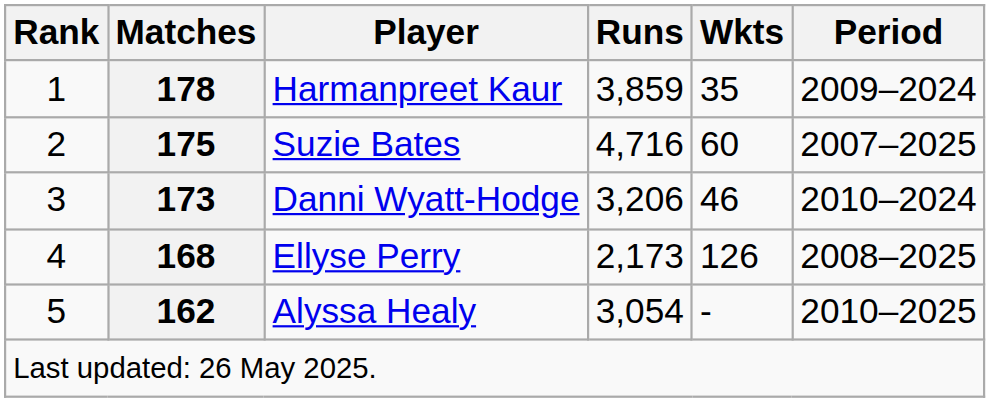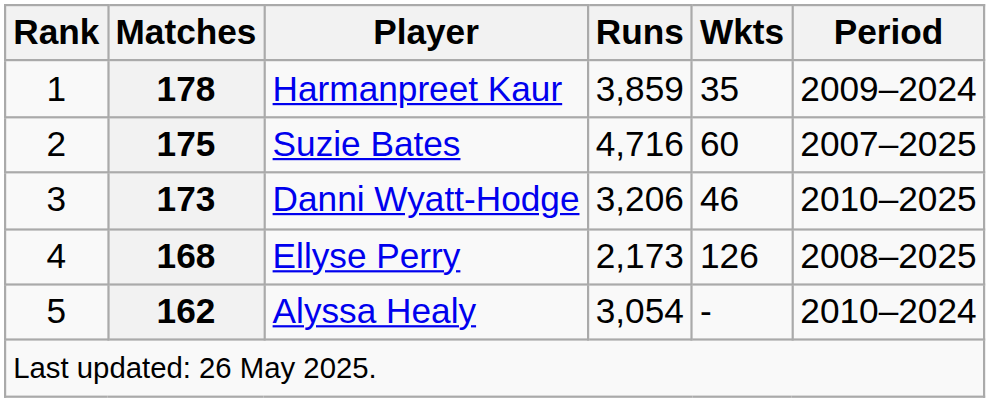(888, 199) 2010–2024 -> (888, 199) 2010–2025
(888, 311) 2010–2025 -> (888, 311) 2010–2024
